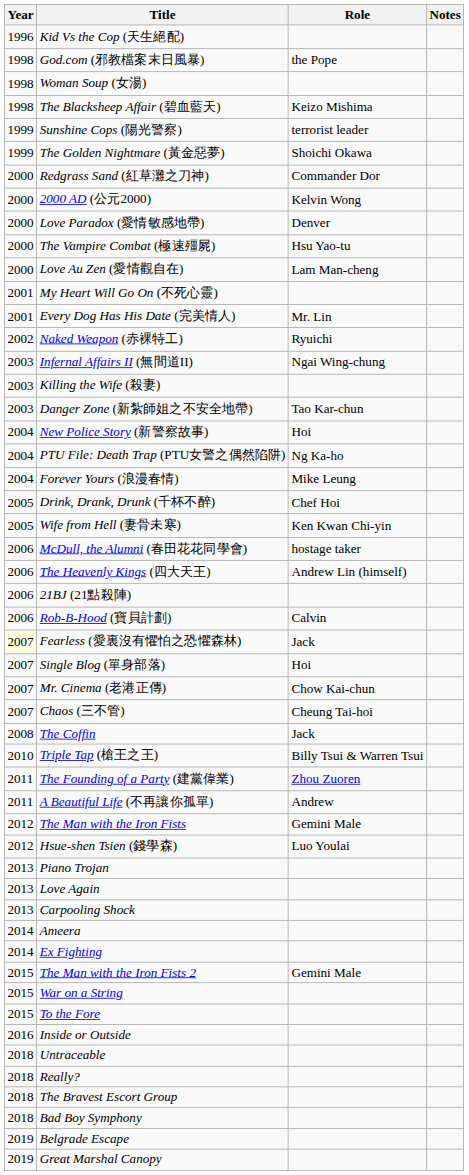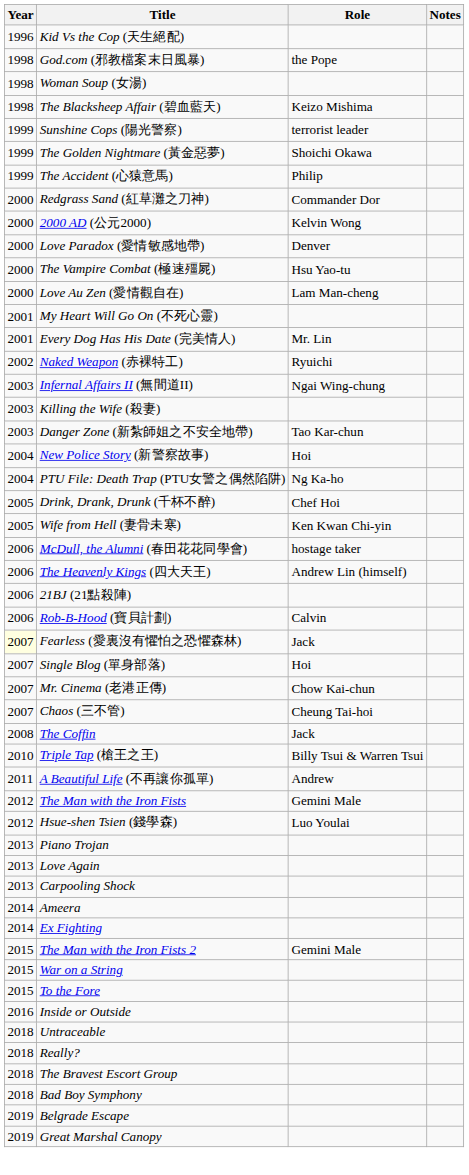+ row: (106, 176)
- row: (109, 478)
- row: (137, 778)
